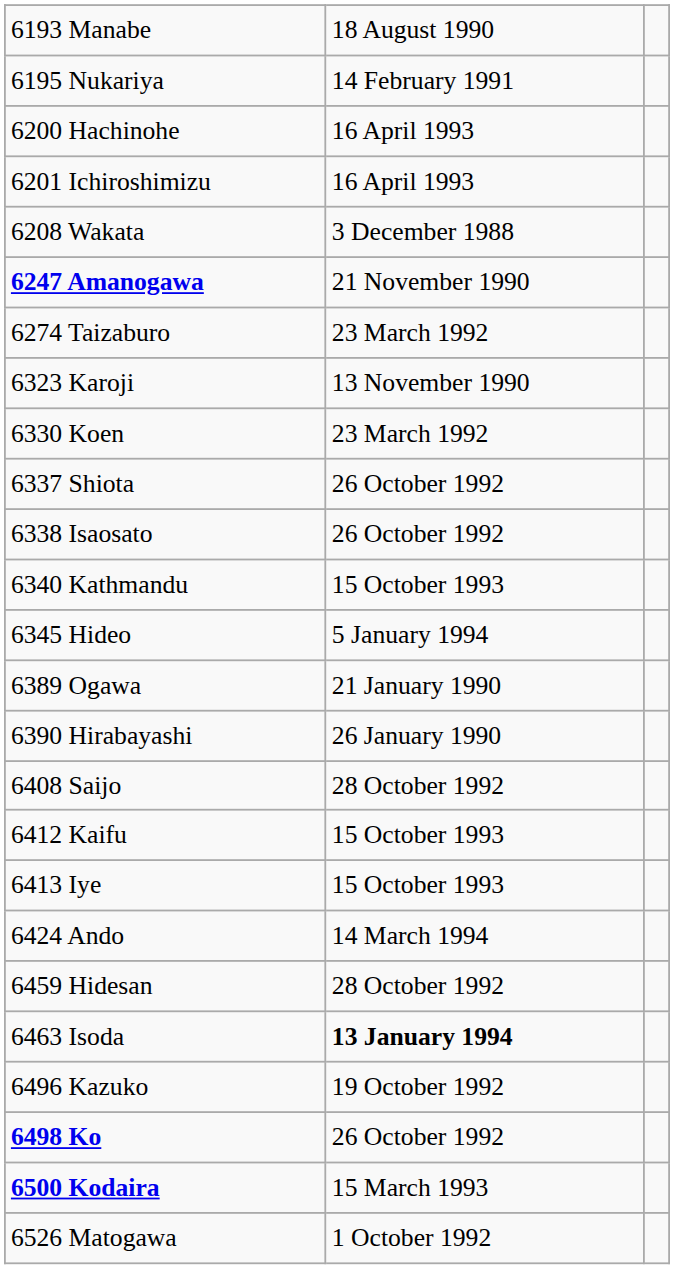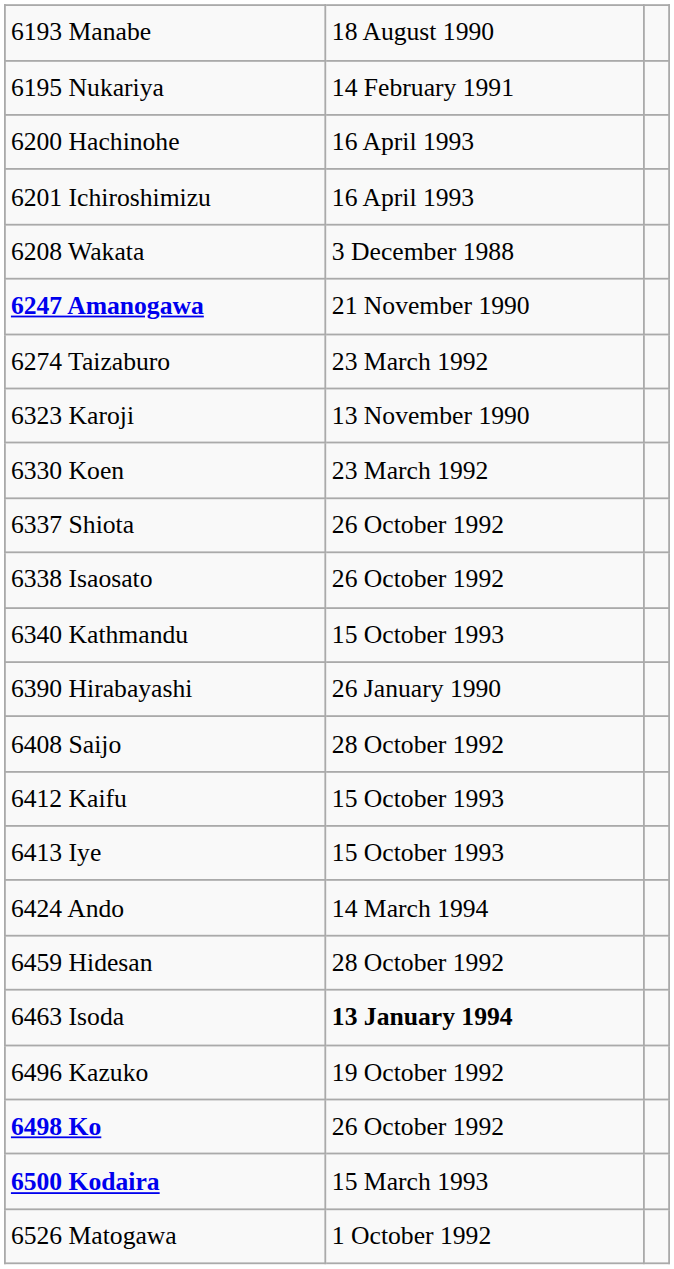- row: (71, 634)
- row: (76, 684)
